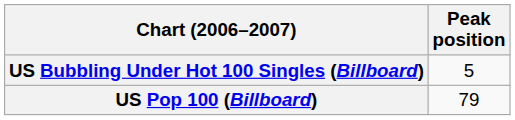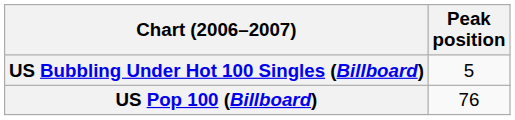(469, 99) 79 -> (469, 99) 76
